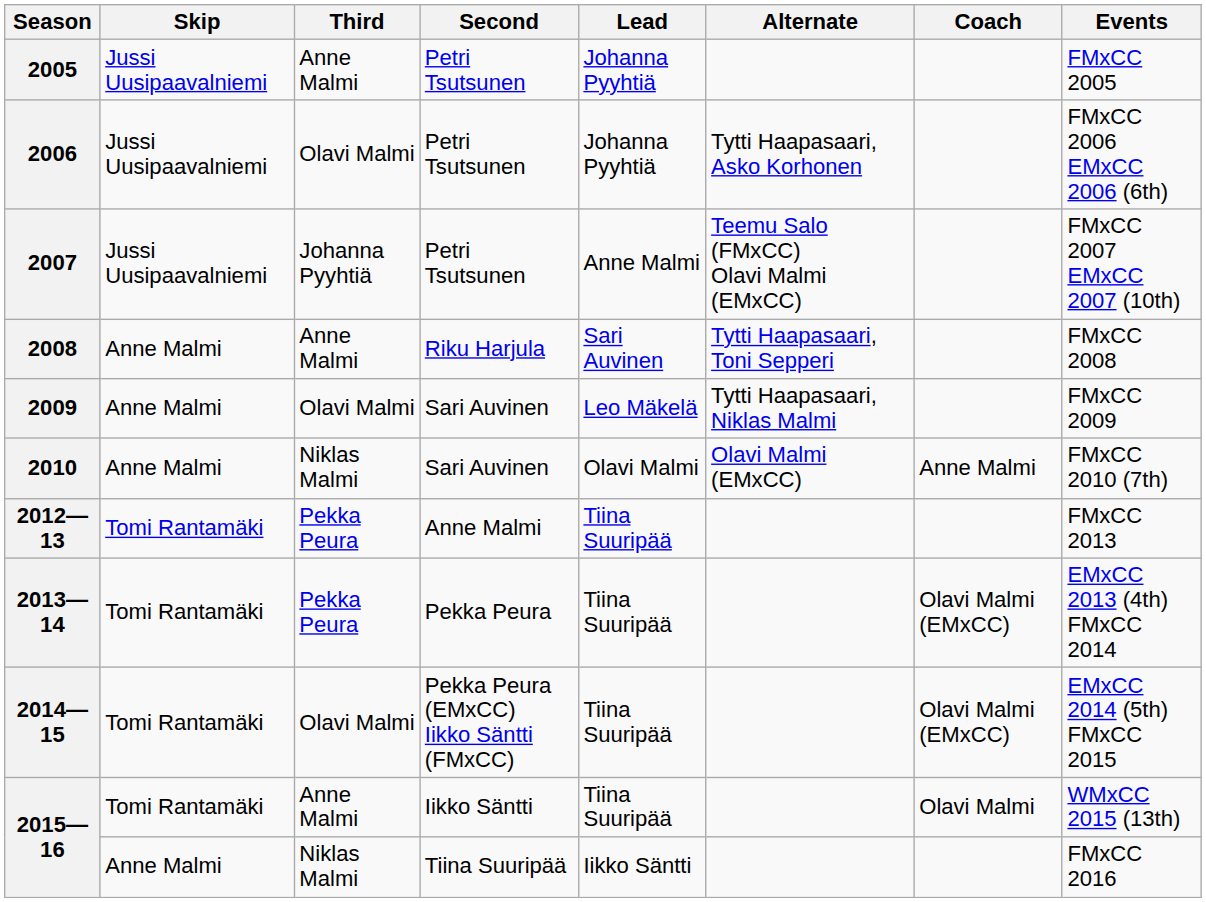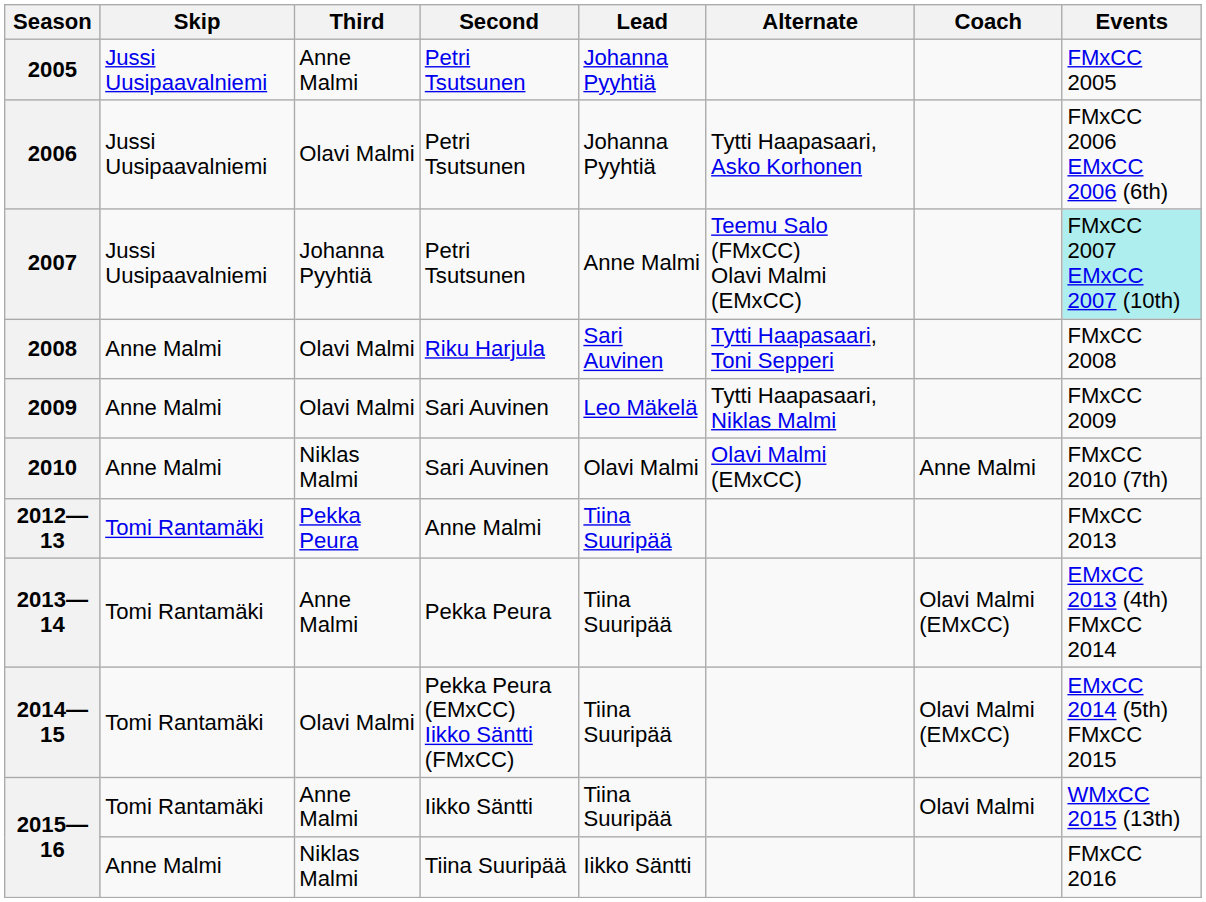(1124, 263) no background -> (1124, 263) paleturquoise background
(329, 348) Anne Malmi -> (357, 348) Olavi Malmi
(330, 612) Pekka Peura -> (329, 612) Anne Malmi
